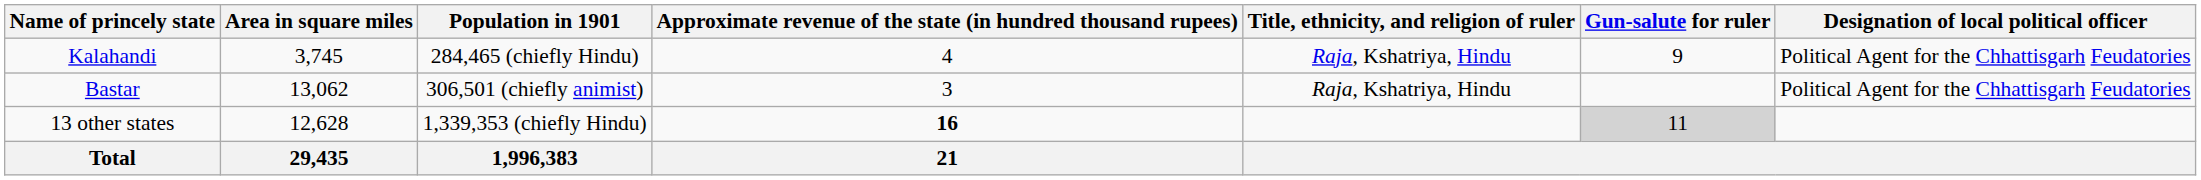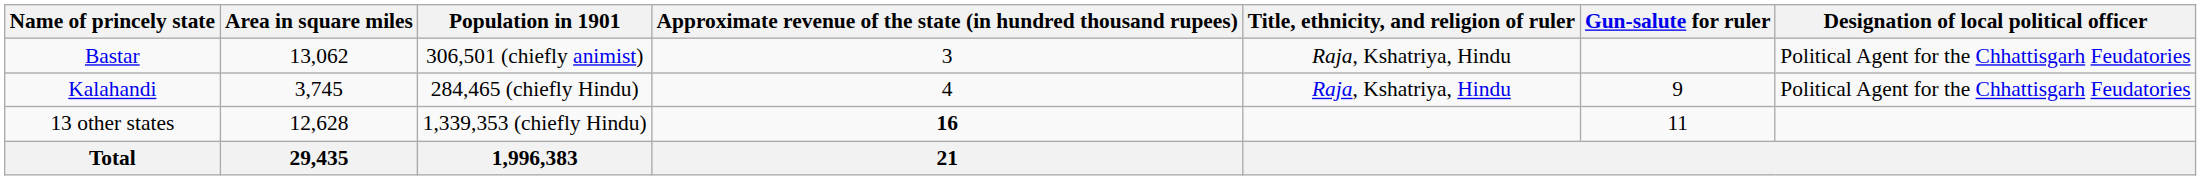rows swapped: (112, 55) <-> (112, 89)
(1678, 123) lightgrey background -> (1678, 123) no background
